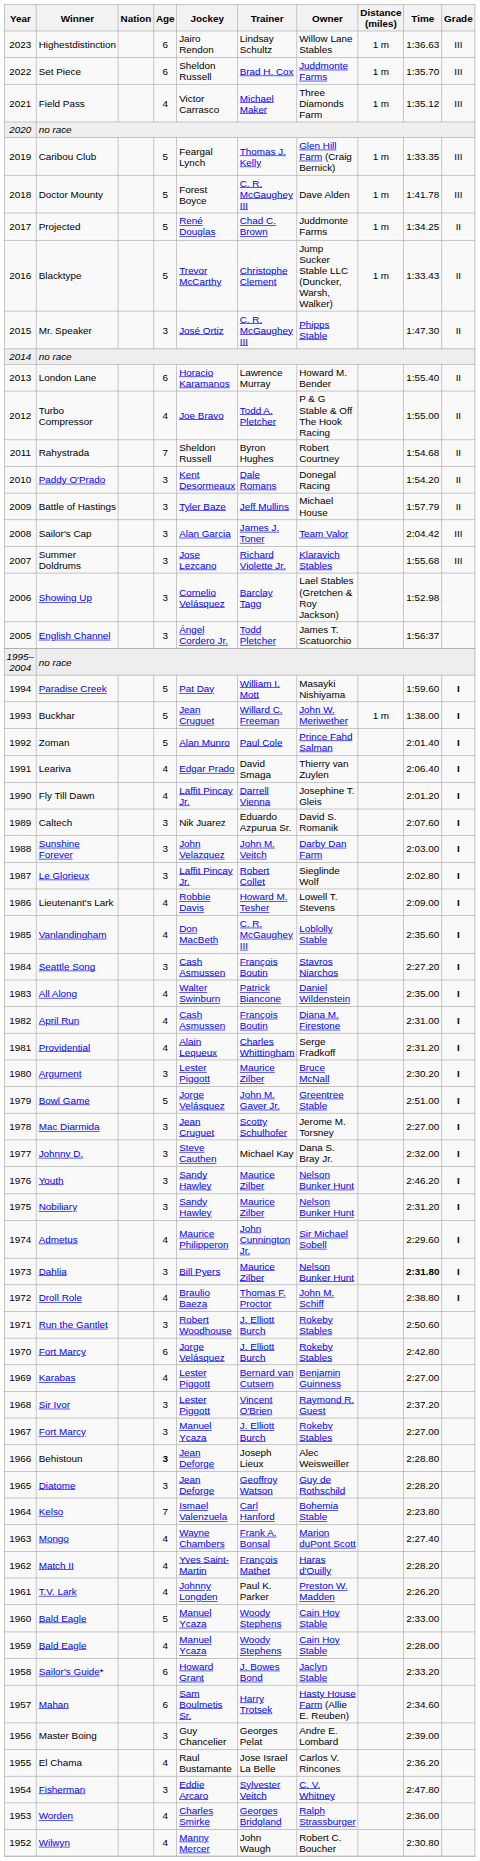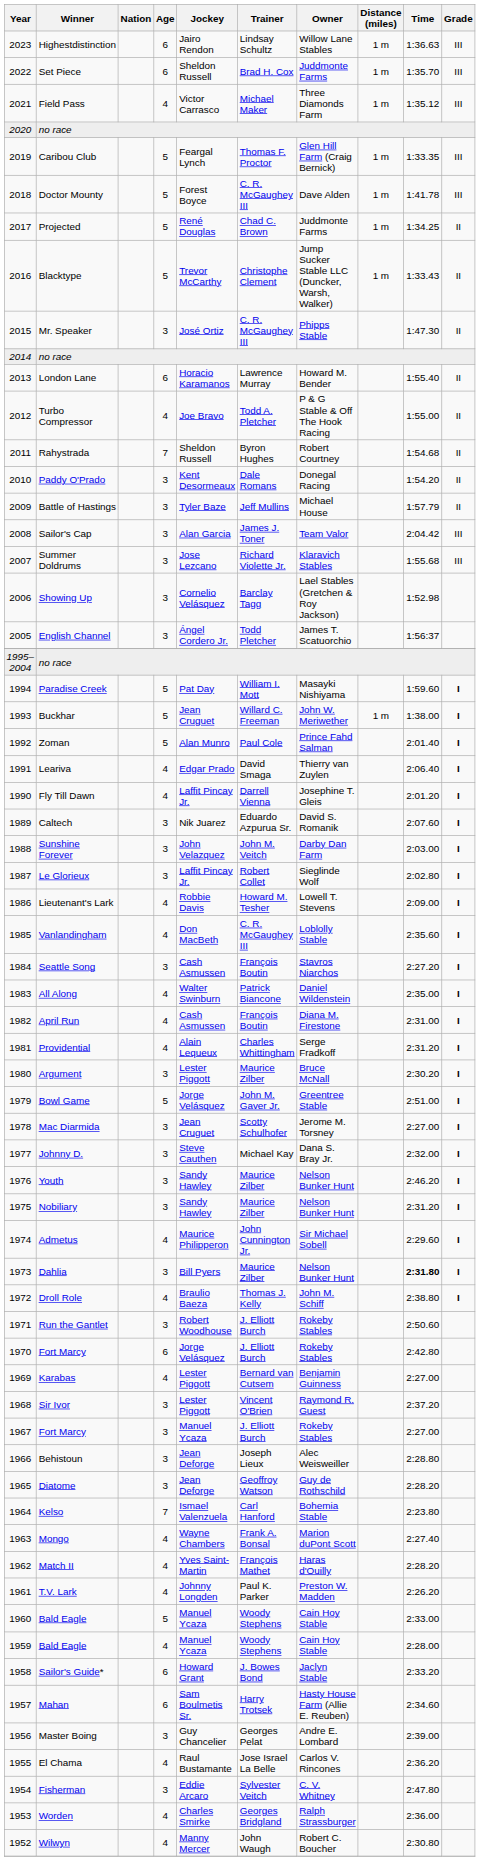(263, 157) Thomas J. Kelly -> (263, 157) Thomas F. Proctor
(263, 1298) Thomas F. Proctor -> (263, 1298) Thomas J. Kelly
(165, 1458) bold -> (165, 1458) normal
